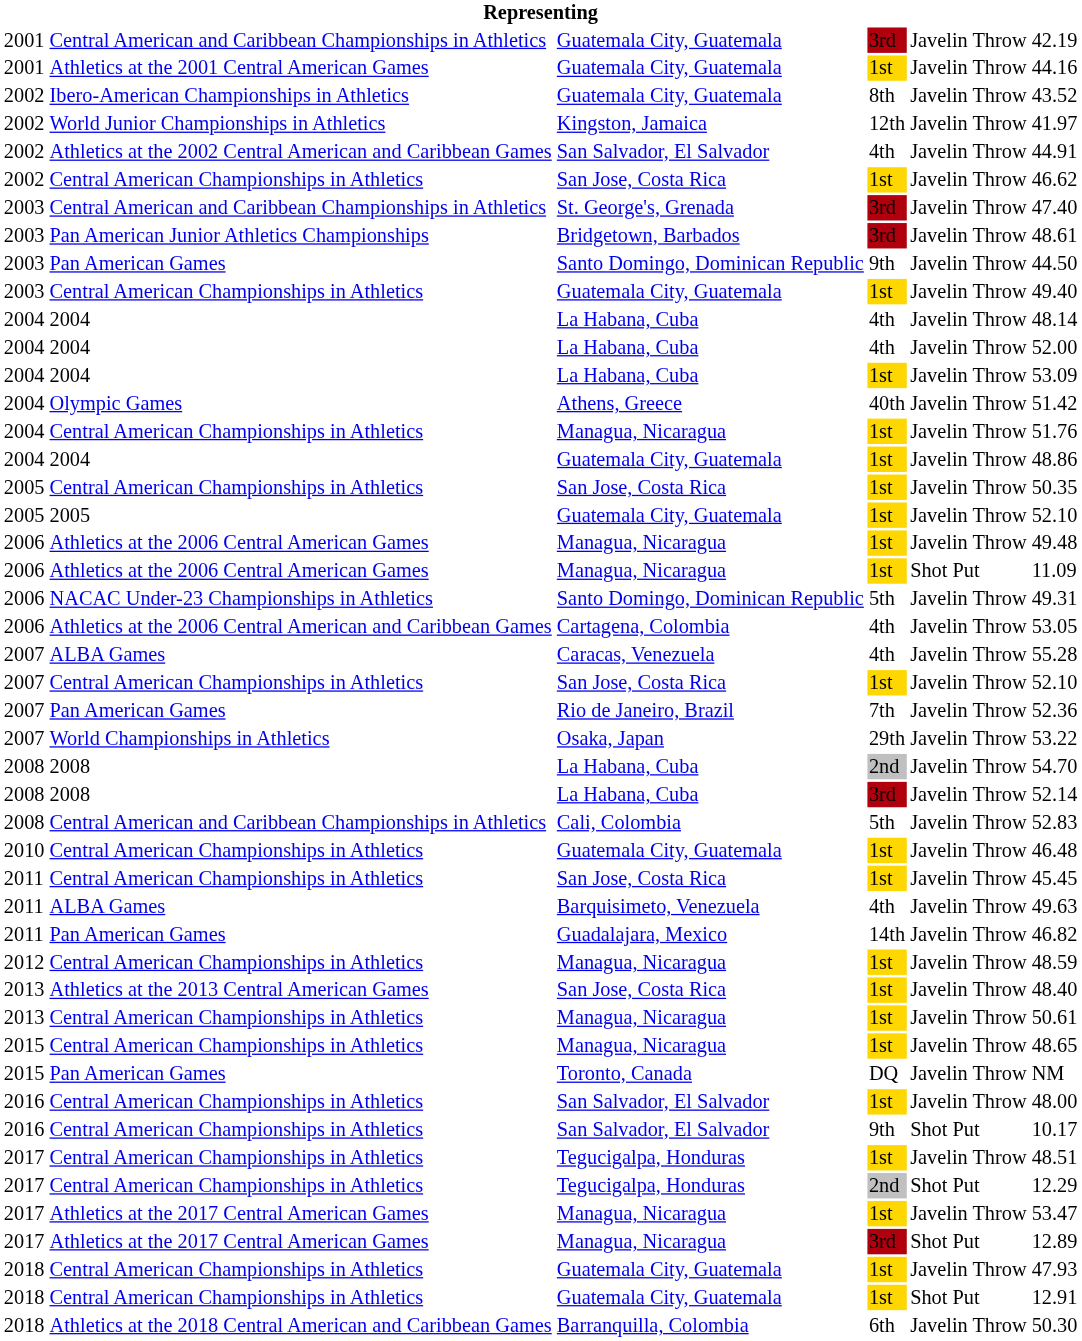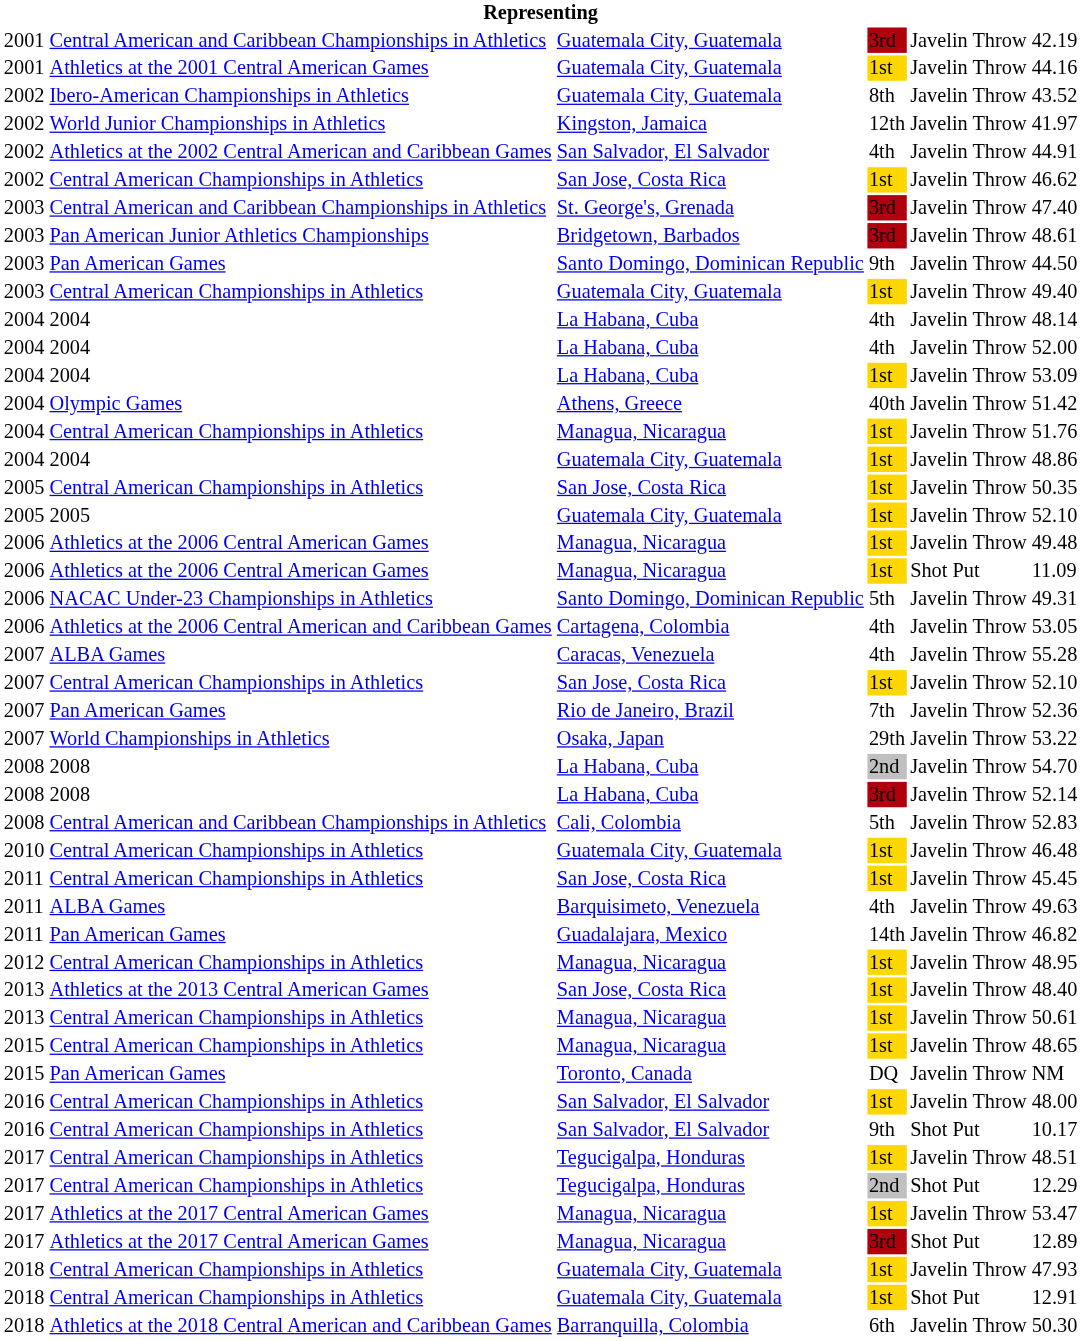(1055, 962) 48.59 -> (1055, 962) 48.95
